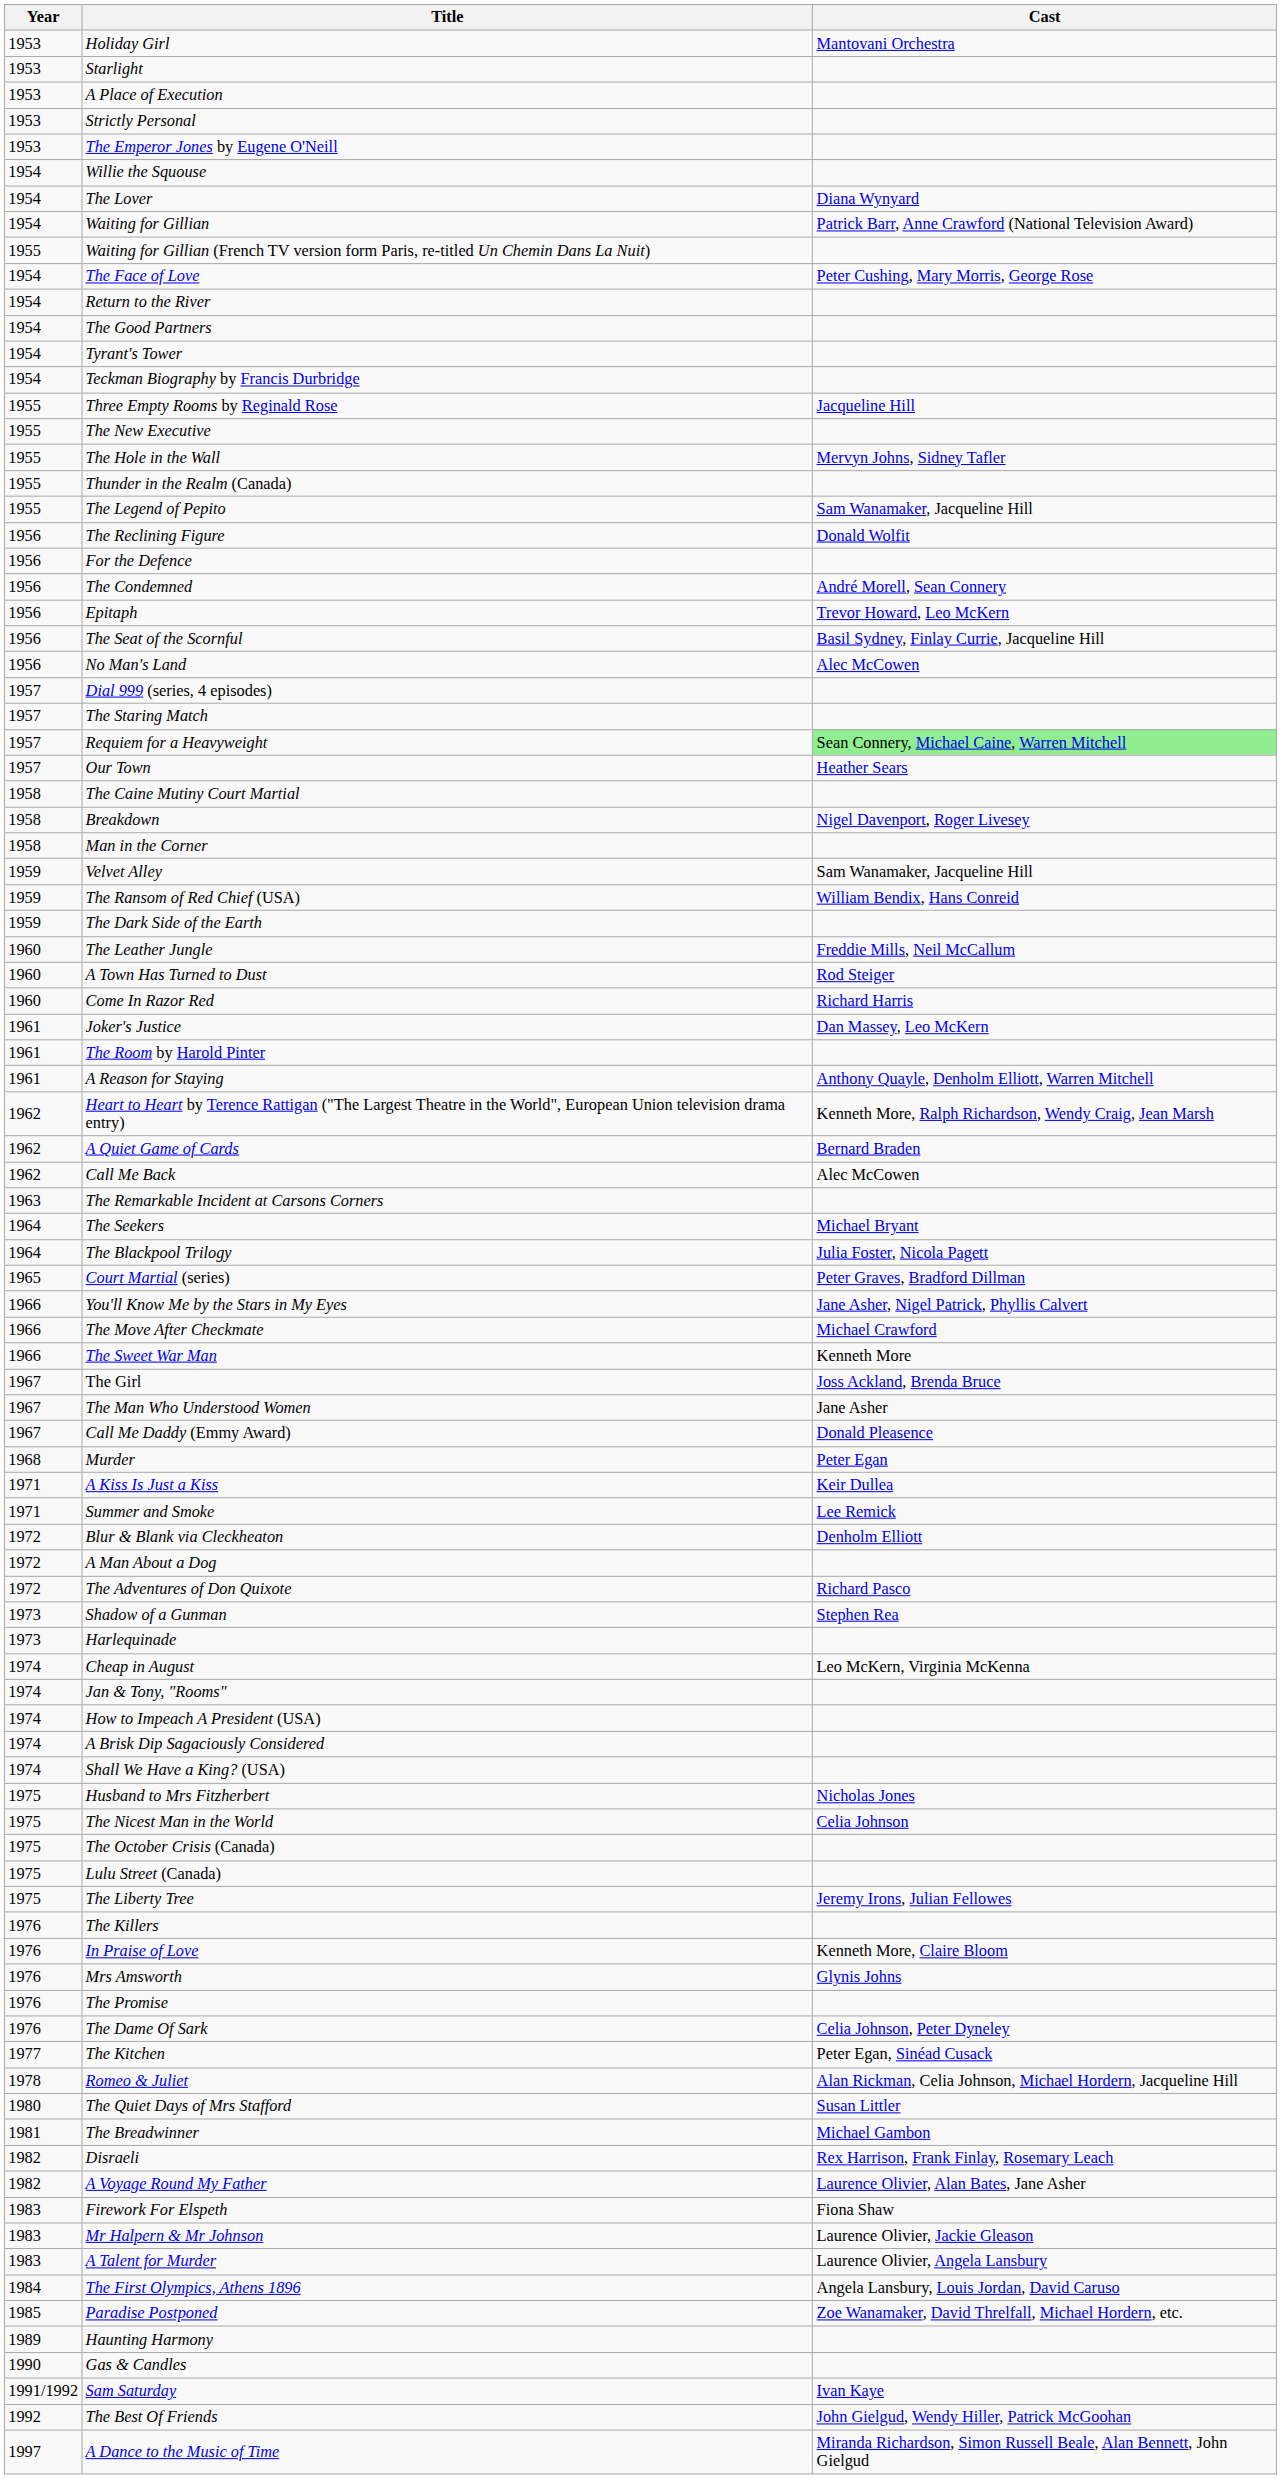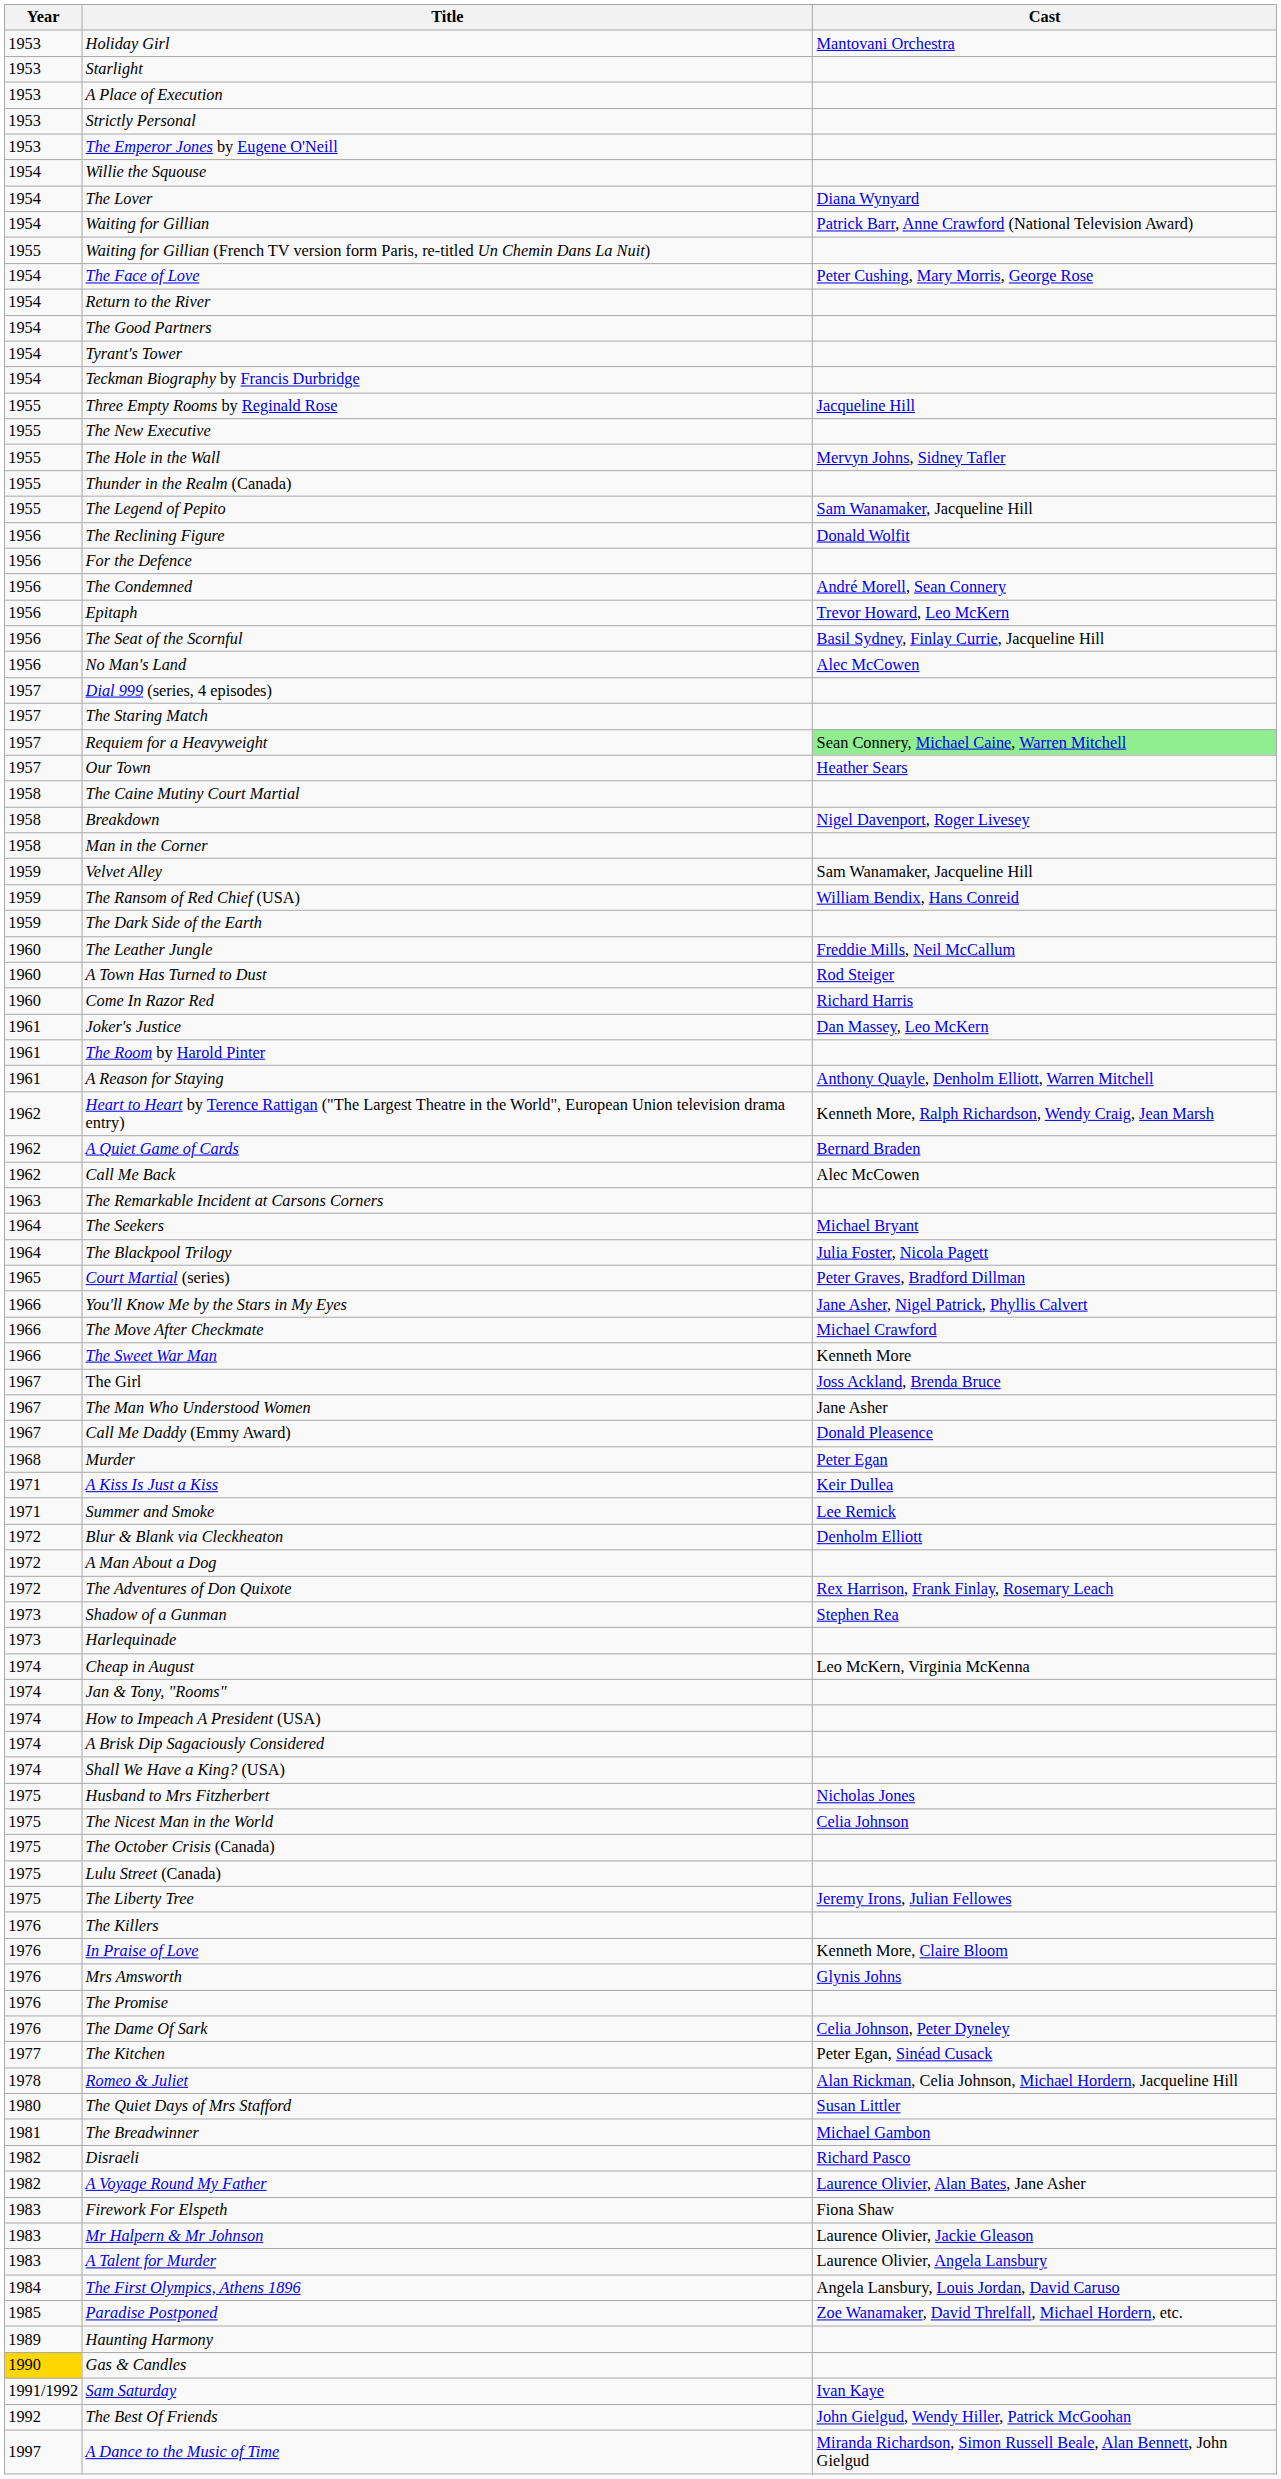(864, 1588) Richard Pasco -> (965, 1588) Rex Harrison, Frank Finlay, Rosemary Leach
(965, 2158) Rex Harrison, Frank Finlay, Rosemary Leach -> (864, 2158) Richard Pasco
(25, 2365) no background -> (25, 2365) gold background
